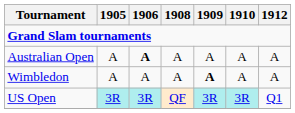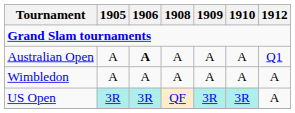(274, 56) A -> (274, 56) Q1
(210, 77) bold -> (210, 77) normal
(274, 98) Q1 -> (274, 98) A
